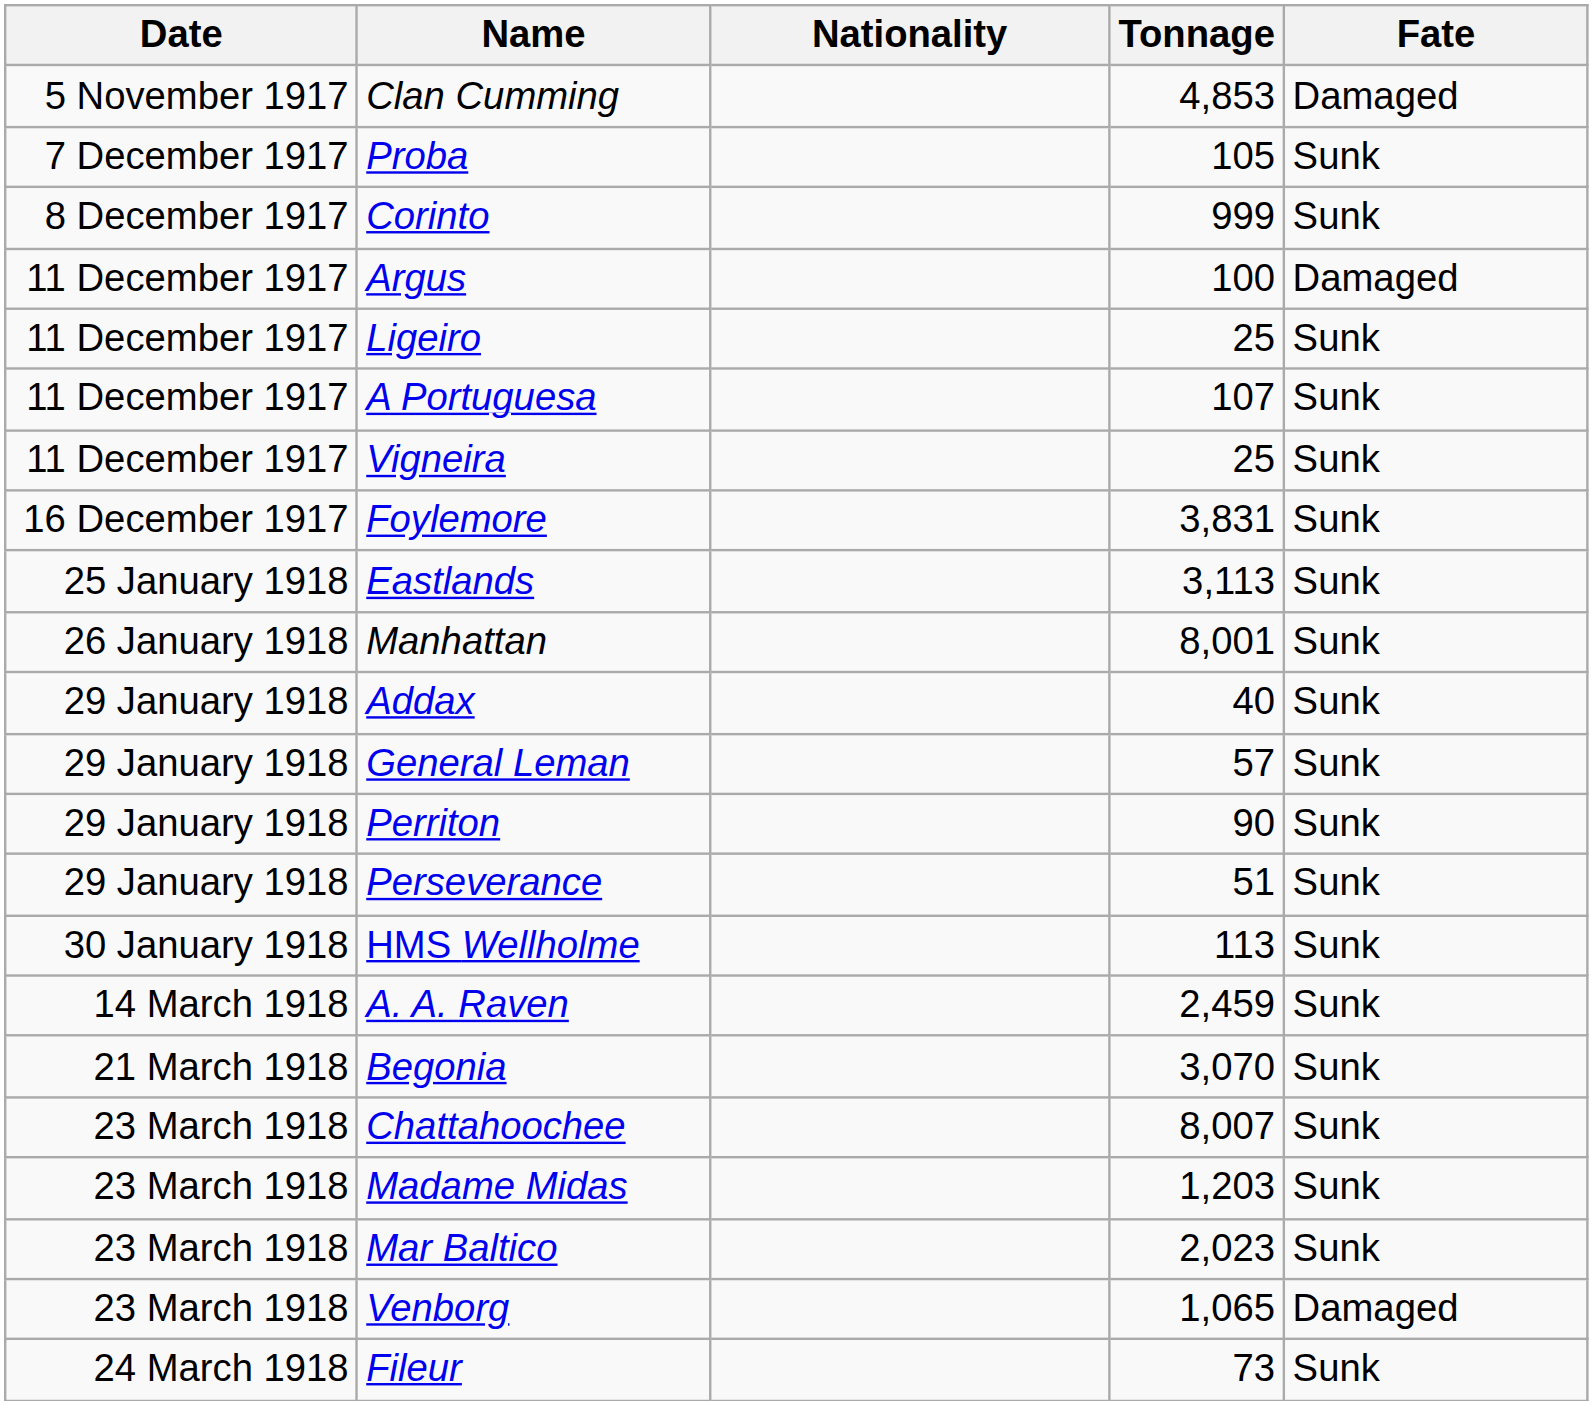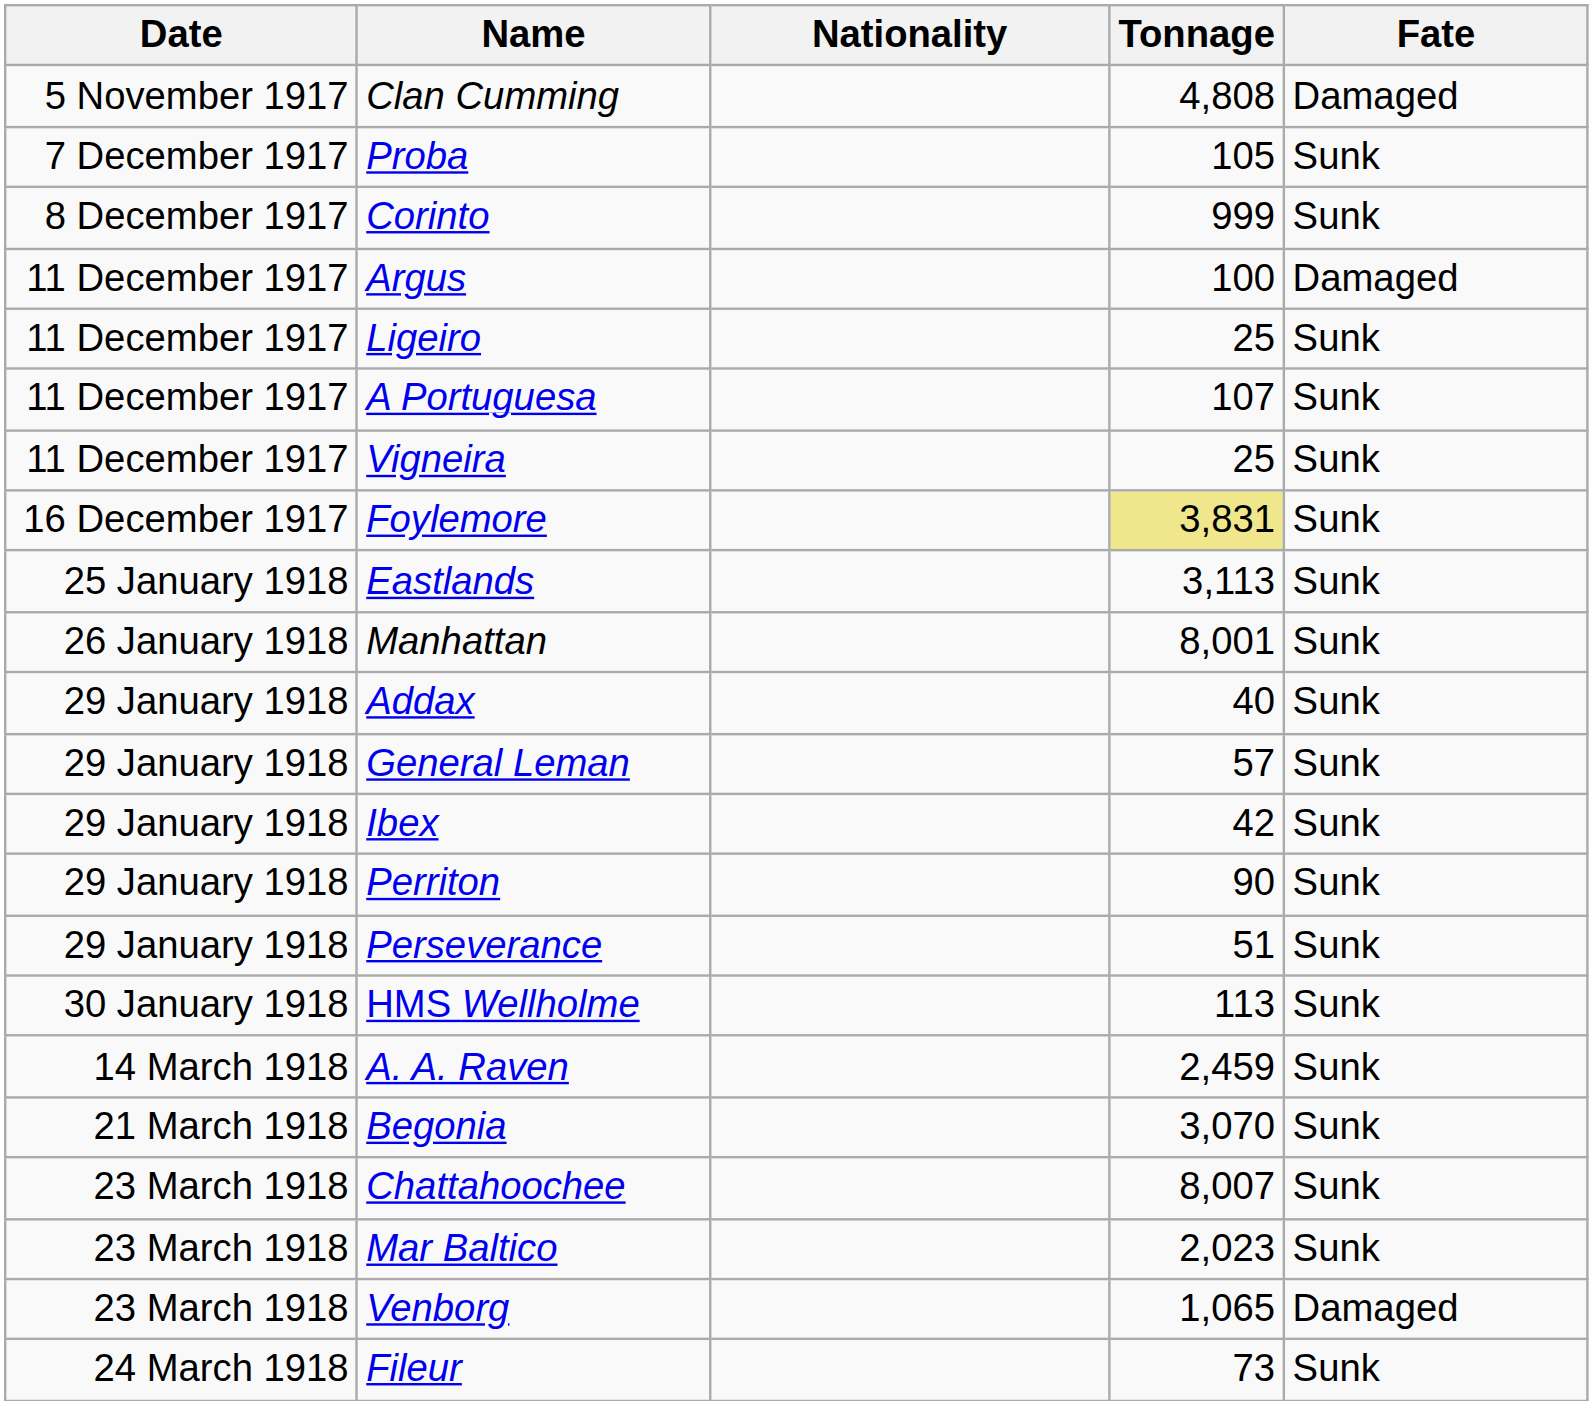(1227, 95) 4,853 -> (1227, 95) 4,808
(1227, 519) no background -> (1227, 519) khaki background
+ row: (402, 823)
- row: (497, 1187)
